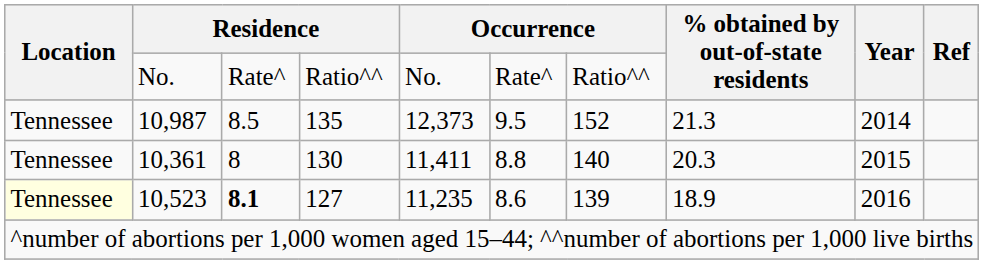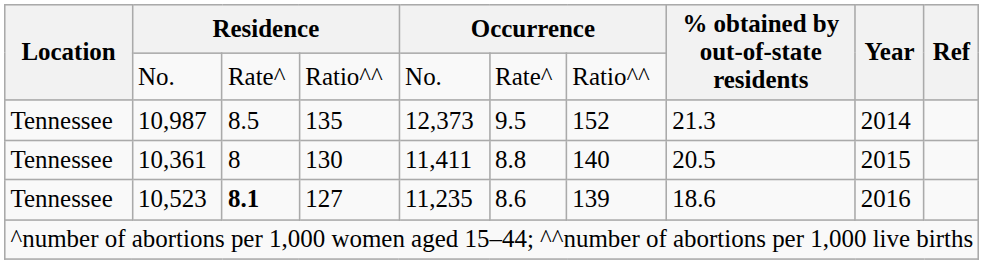(694, 159) 20.3 -> (694, 159) 20.5
(62, 199) lightyellow background -> (62, 199) no background
(694, 199) 18.9 -> (694, 199) 18.6
